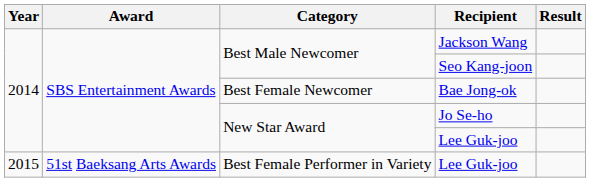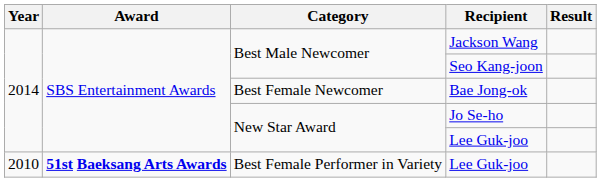(24, 164) 2015 -> (24, 164) 2010
(131, 164) normal -> (136, 164) bold
